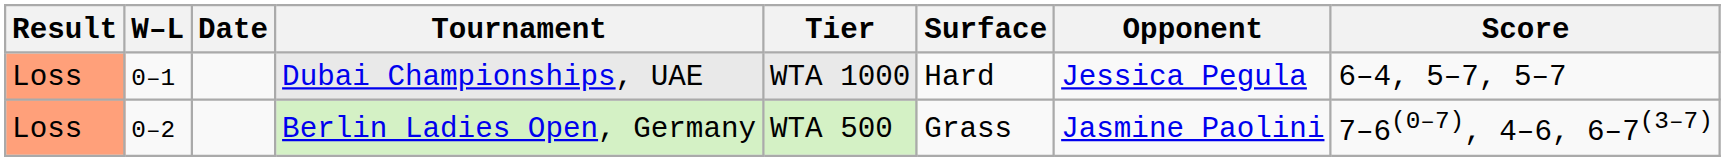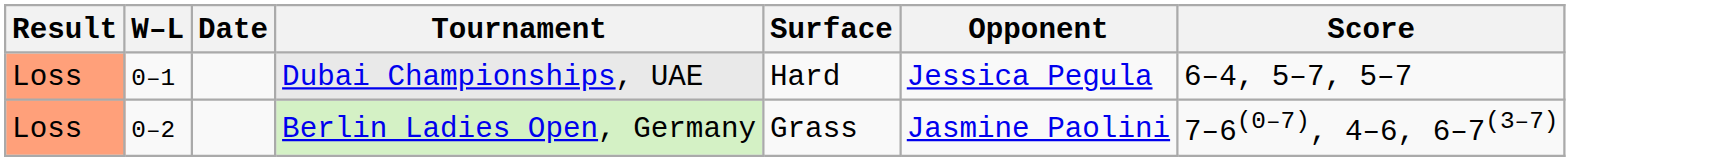- column: (840, 29)
